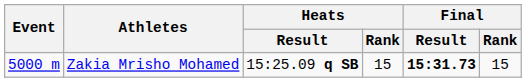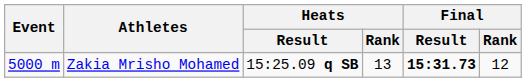(383, 65) 15 -> (383, 65) 13
(500, 65) 15 -> (500, 65) 12
